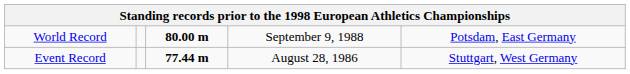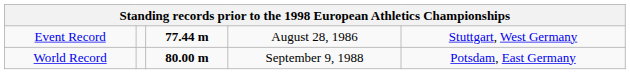rows swapped: (70, 36) <-> (70, 57)
